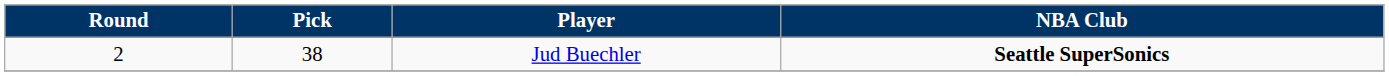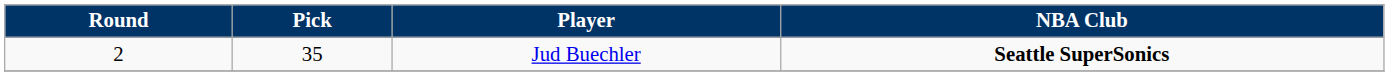(312, 53) 38 -> (312, 53) 35
